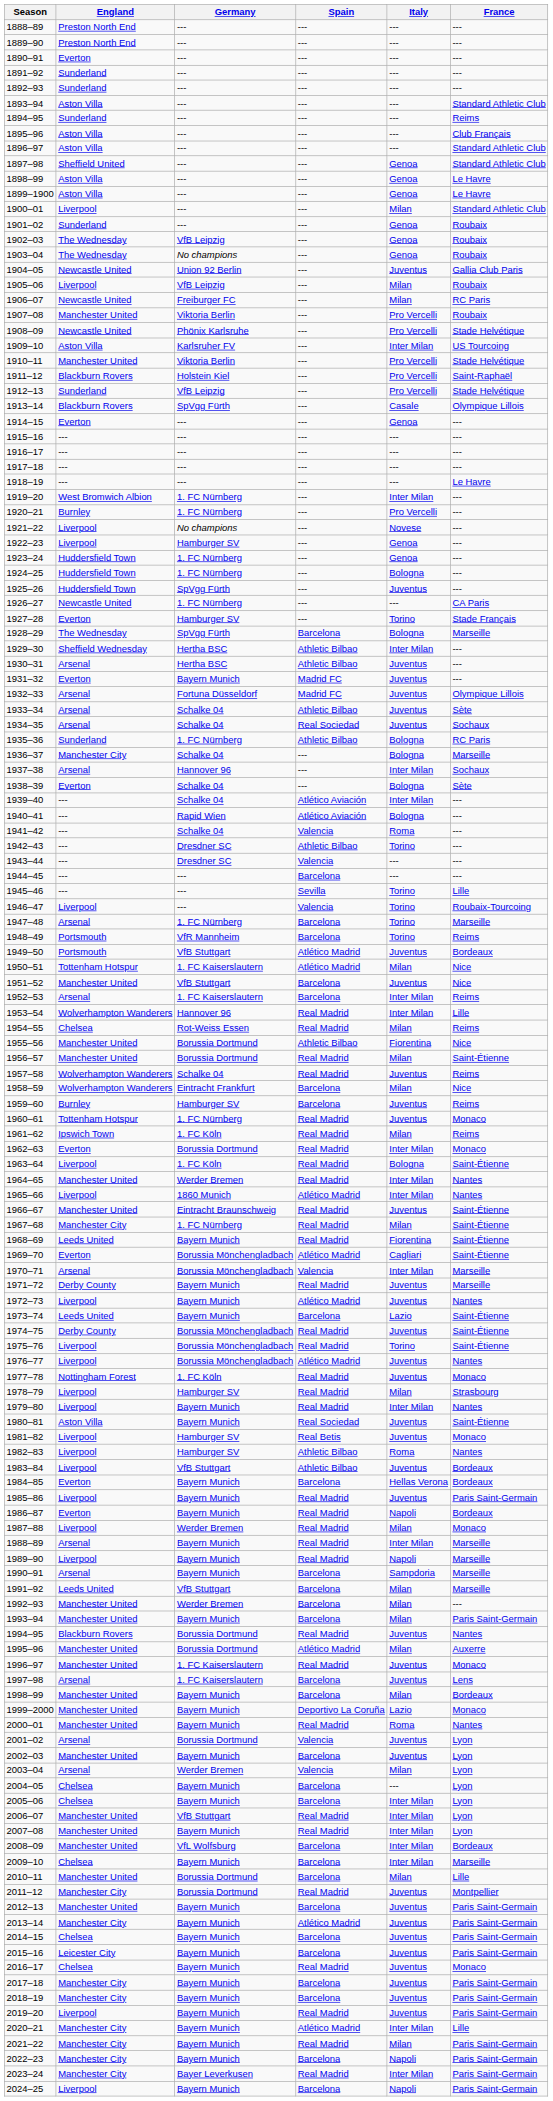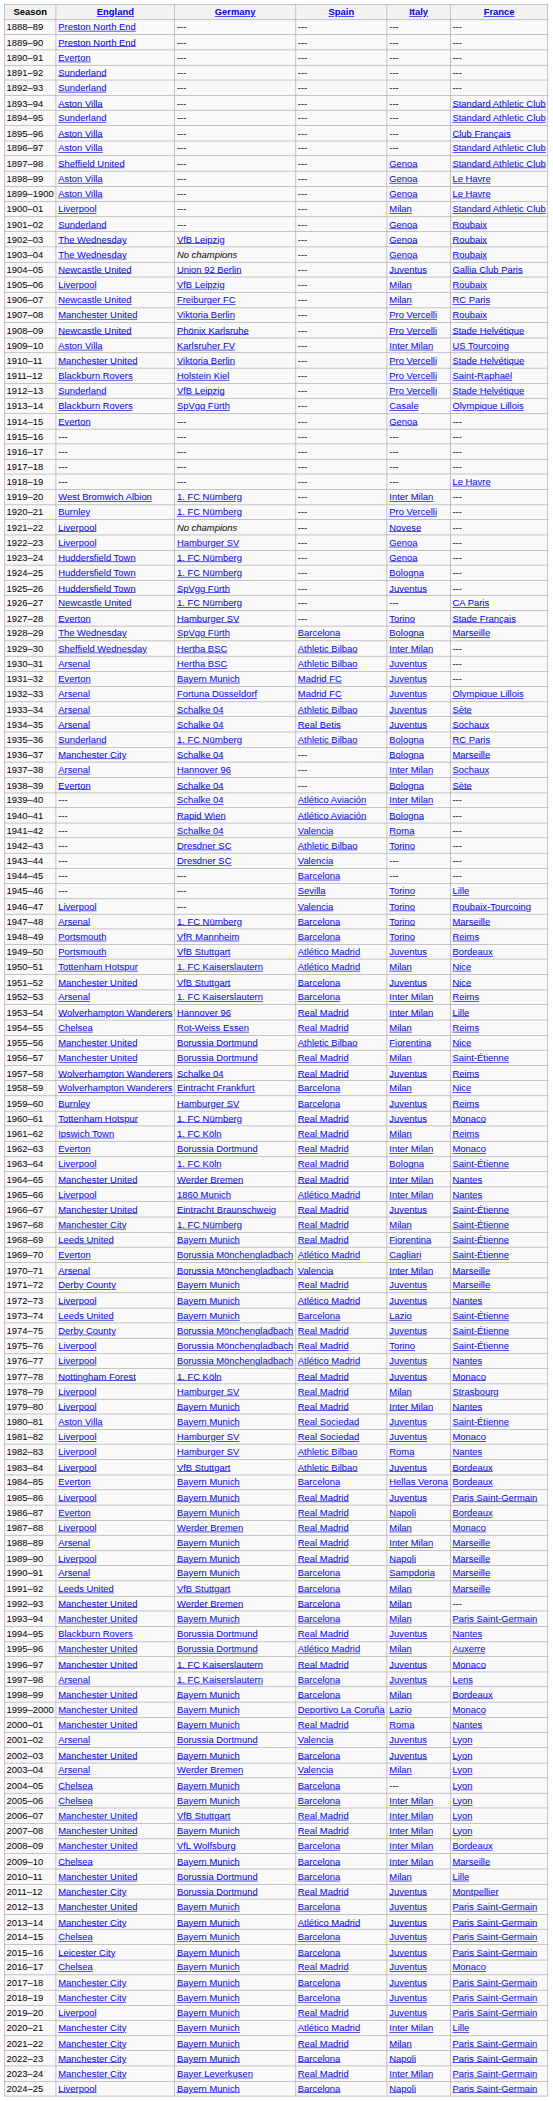(466, 118) Reims -> (499, 118) Standard Athletic Club
(328, 724) Real Sociedad -> (319, 724) Real Betis
(319, 1437) Real Betis -> (328, 1437) Real Sociedad
